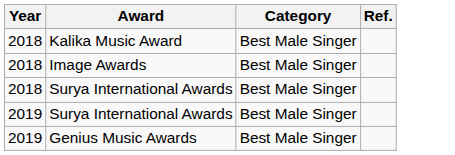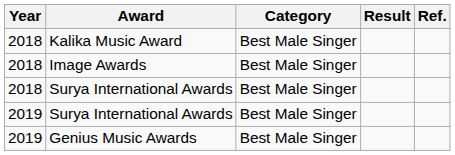+ column: (387, 16)
